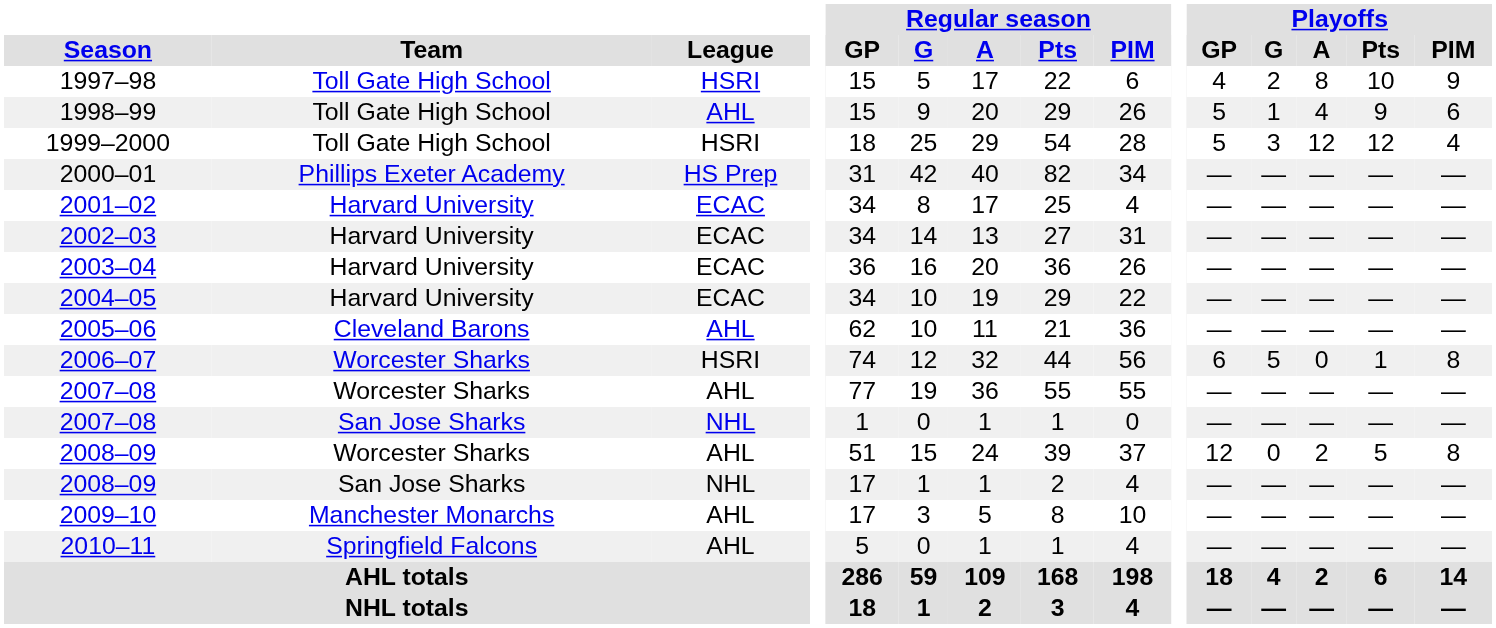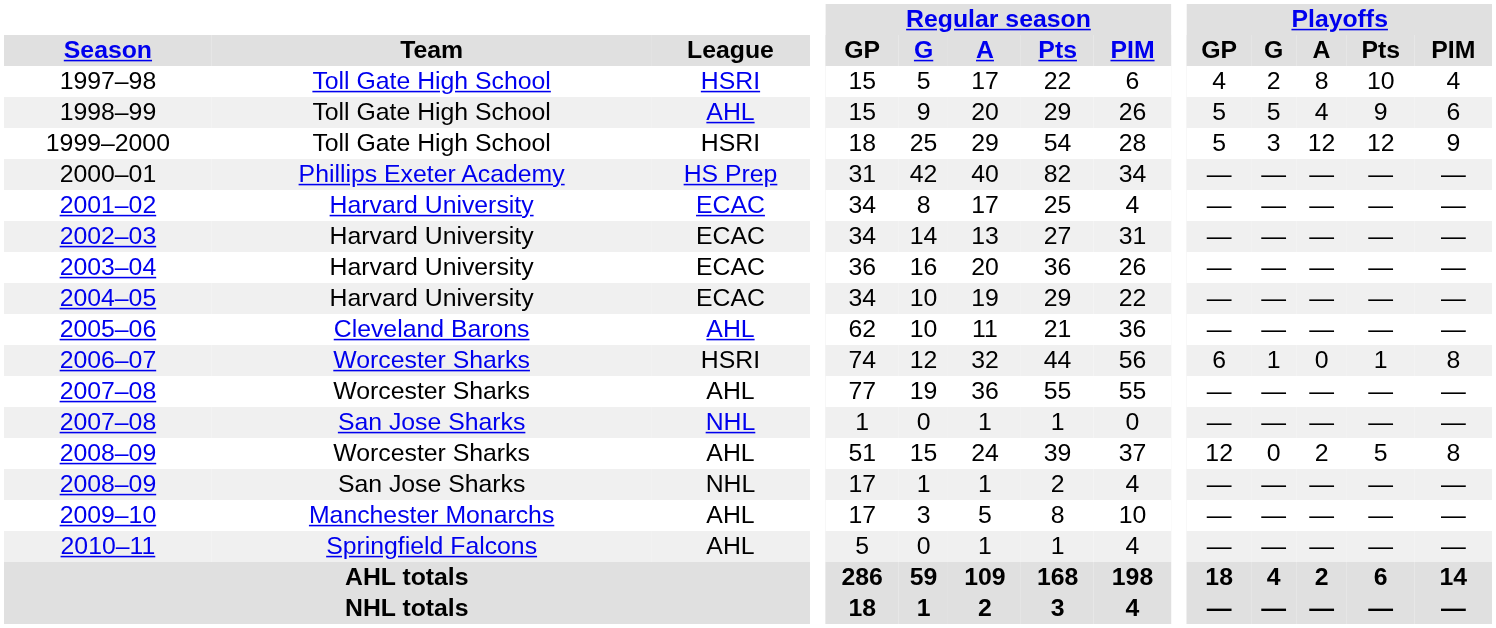(1453, 81) 9 -> (1453, 81) 4
(1274, 112) 1 -> (1274, 112) 5
(1453, 143) 4 -> (1453, 143) 9
(1274, 360) 5 -> (1274, 360) 1
